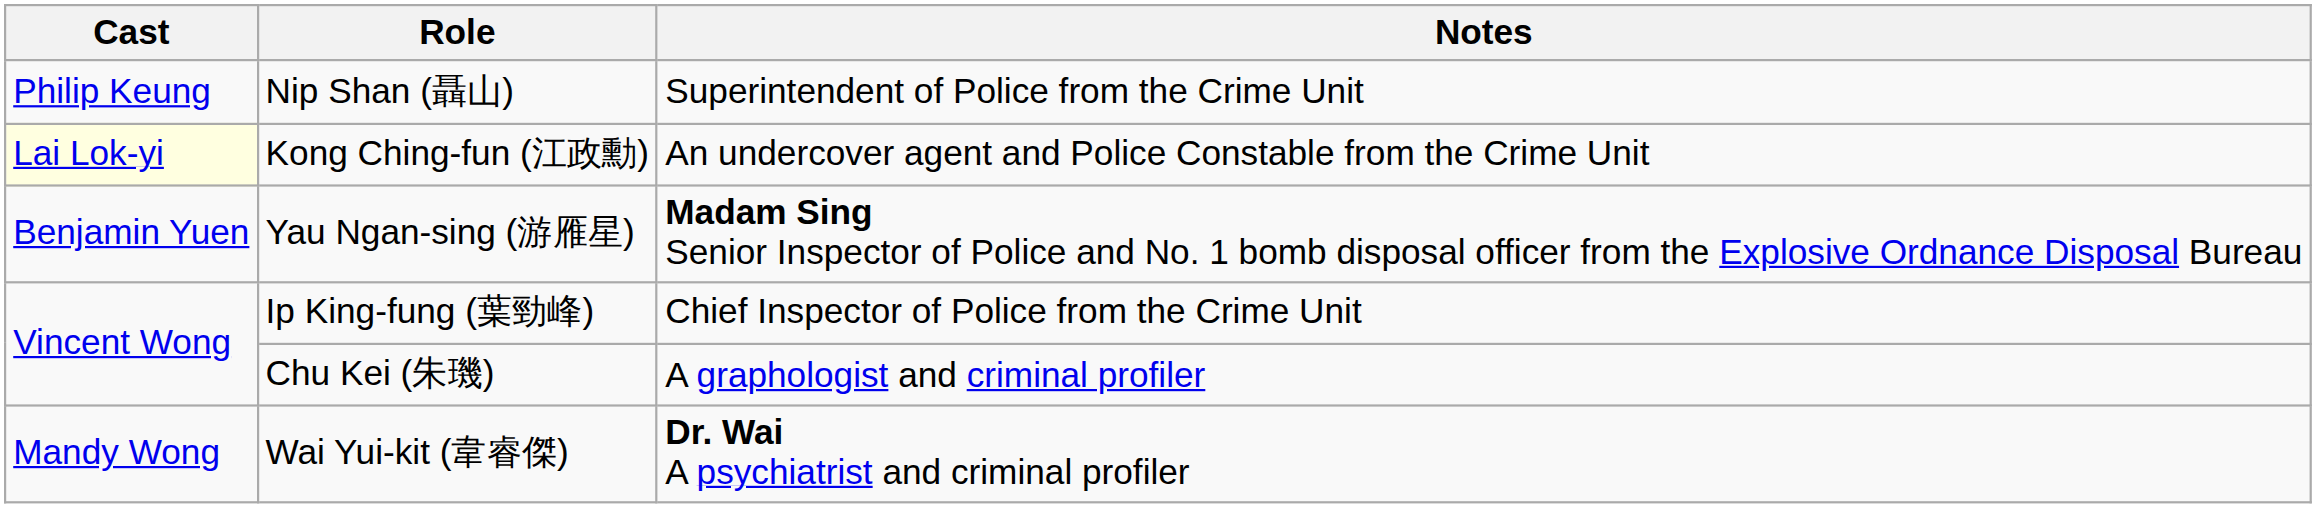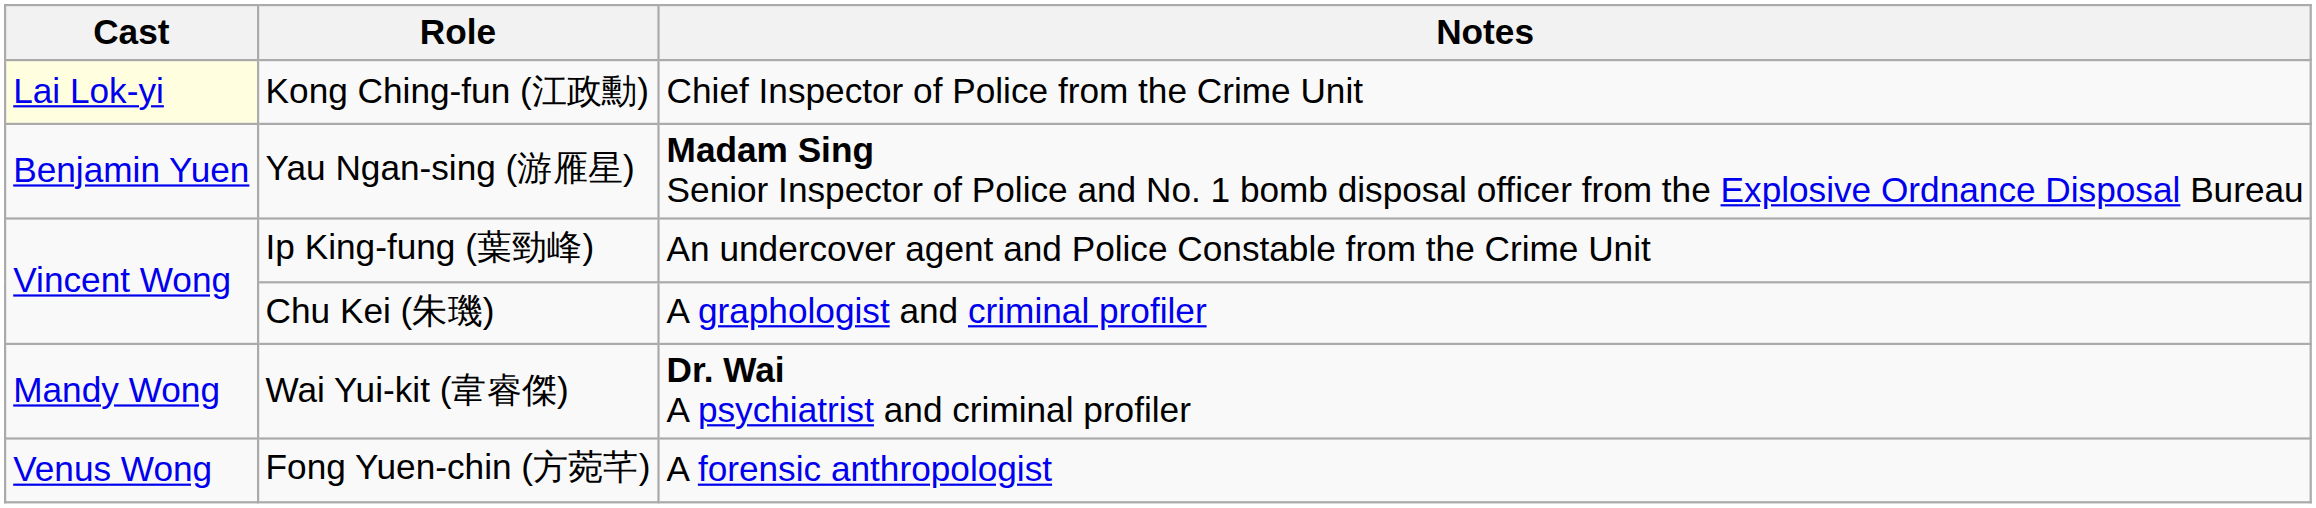- row: (390, 90)
(1157, 153) An undercover agent and Police Constable from the Crime Unit -> (1015, 91) Chief Inspector of Police from the Crime Unit
(1013, 311) Chief Inspector of Police from the Crime Unit -> (1159, 249) An undercover agent and Police Constable from the Crime Unit
+ row: (458, 468)
